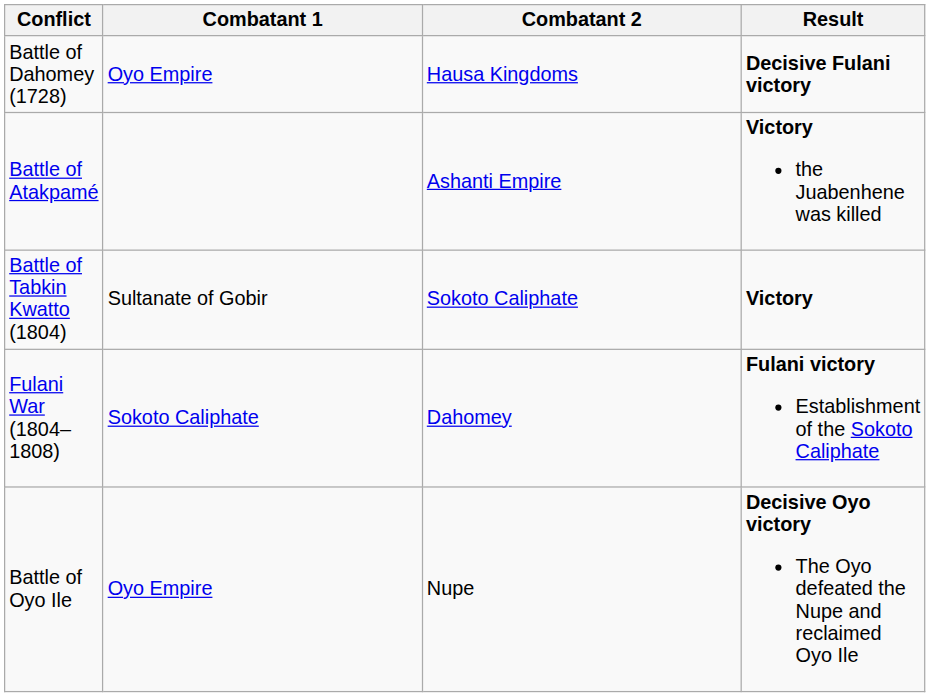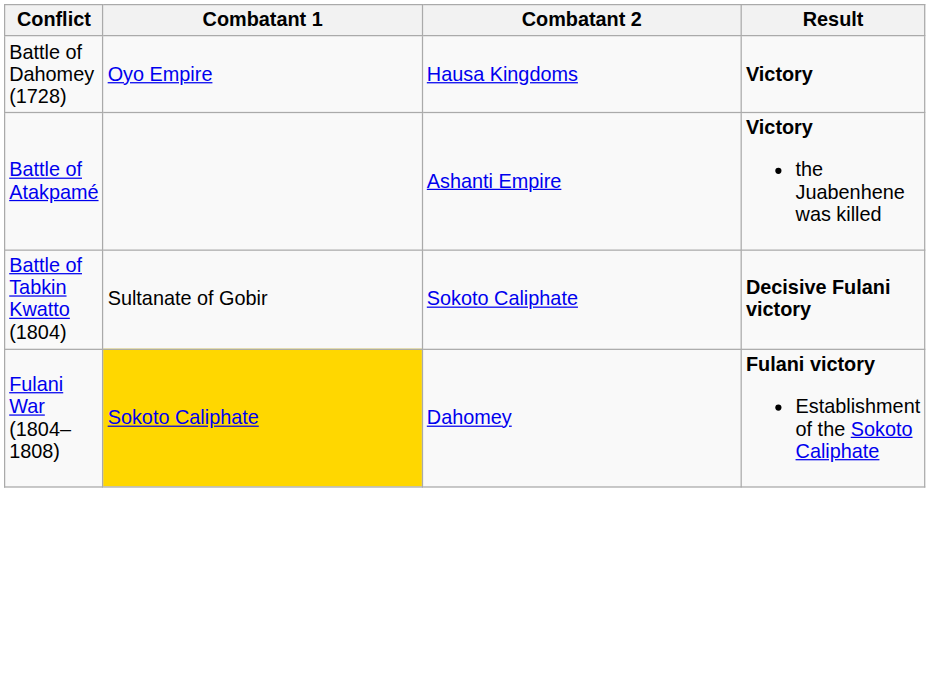(818, 74) Decisive Fulani victory -> (779, 74) Victory
(779, 299) Victory -> (818, 299) Decisive Fulani victory
(183, 417) no background -> (183, 417) gold background
- row: (46, 589)
